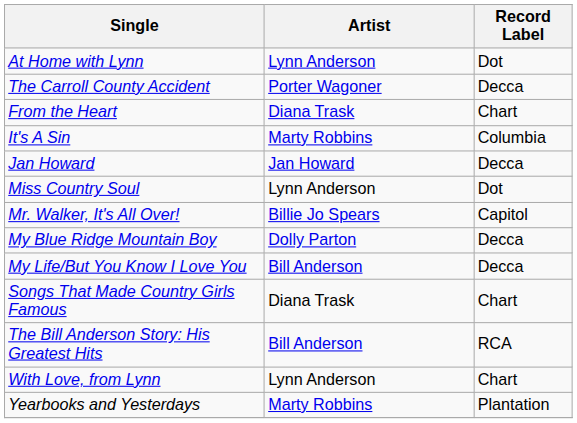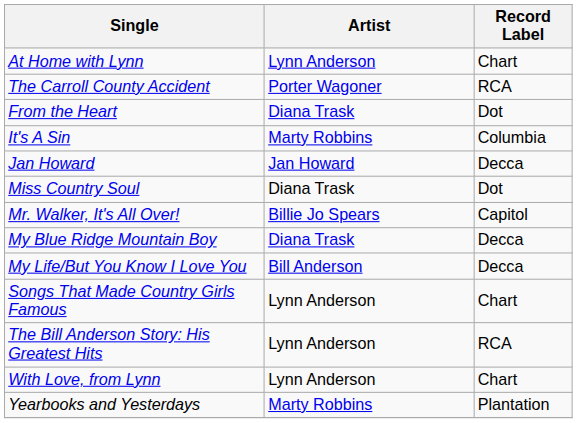(490, 61) Dot -> (497, 61) Chart
(501, 86) Decca -> (495, 86) RCA
(497, 112) Chart -> (490, 112) Dot
(322, 189) Lynn Anderson -> (311, 189) Diana Trask
(312, 240) Dolly Parton -> (311, 240) Diana Trask
(311, 300) Diana Trask -> (322, 300) Lynn Anderson
(315, 344) Bill Anderson -> (322, 344) Lynn Anderson
